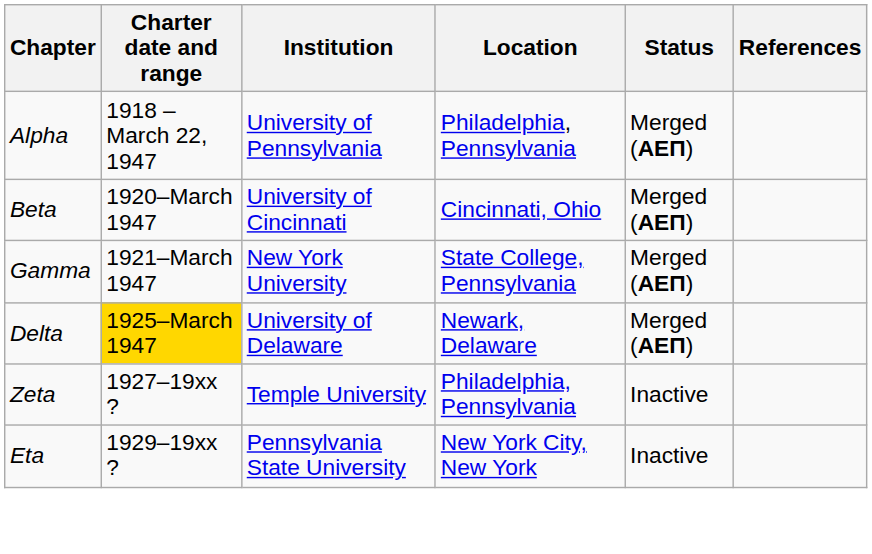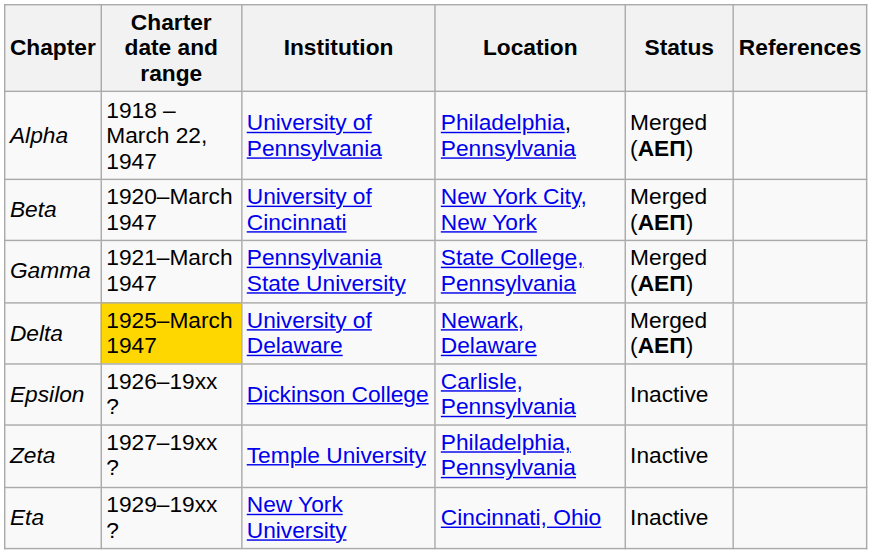(521, 209) Cincinnati, Ohio -> (514, 209) New York City, New York
(297, 271) New York University -> (326, 271) Pennsylvania State University
+ row: (47, 394)
(326, 455) Pennsylvania State University -> (297, 517) New York University
(514, 455) New York City, New York -> (521, 517) Cincinnati, Ohio
